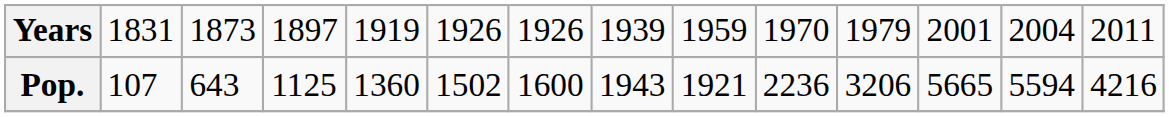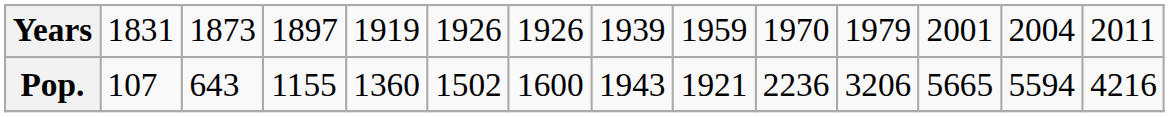(304, 83) 1125 -> (304, 83) 1155
